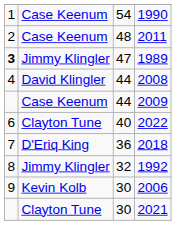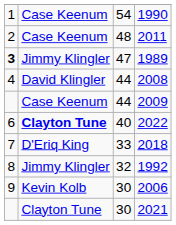(61, 123) normal -> (64, 123) bold
(124, 144) 36 -> (124, 144) 33
